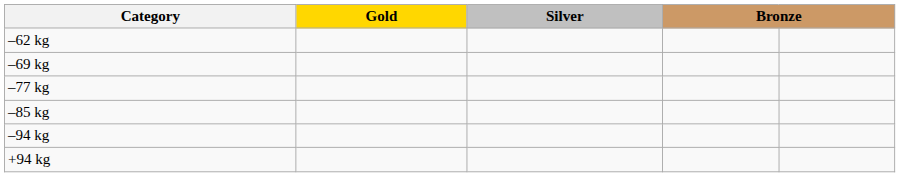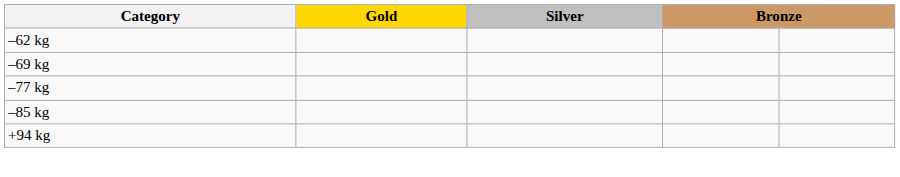- row: (29, 135)
